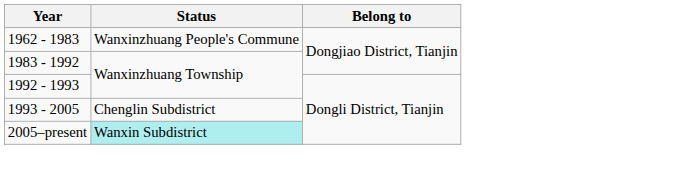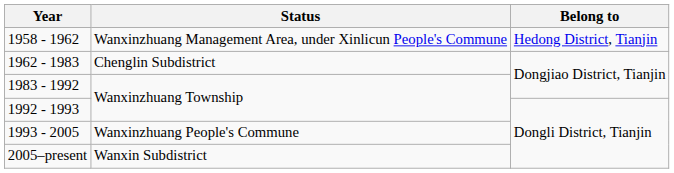+ row: (43, 39)
(196, 39) Wanxinzhuang People's Commune -> (155, 62) Chenglin Subdistrict
(155, 109) Chenglin Subdistrict -> (196, 132) Wanxinzhuang People's Commune
(150, 132) paleturquoise background -> (150, 156) no background
